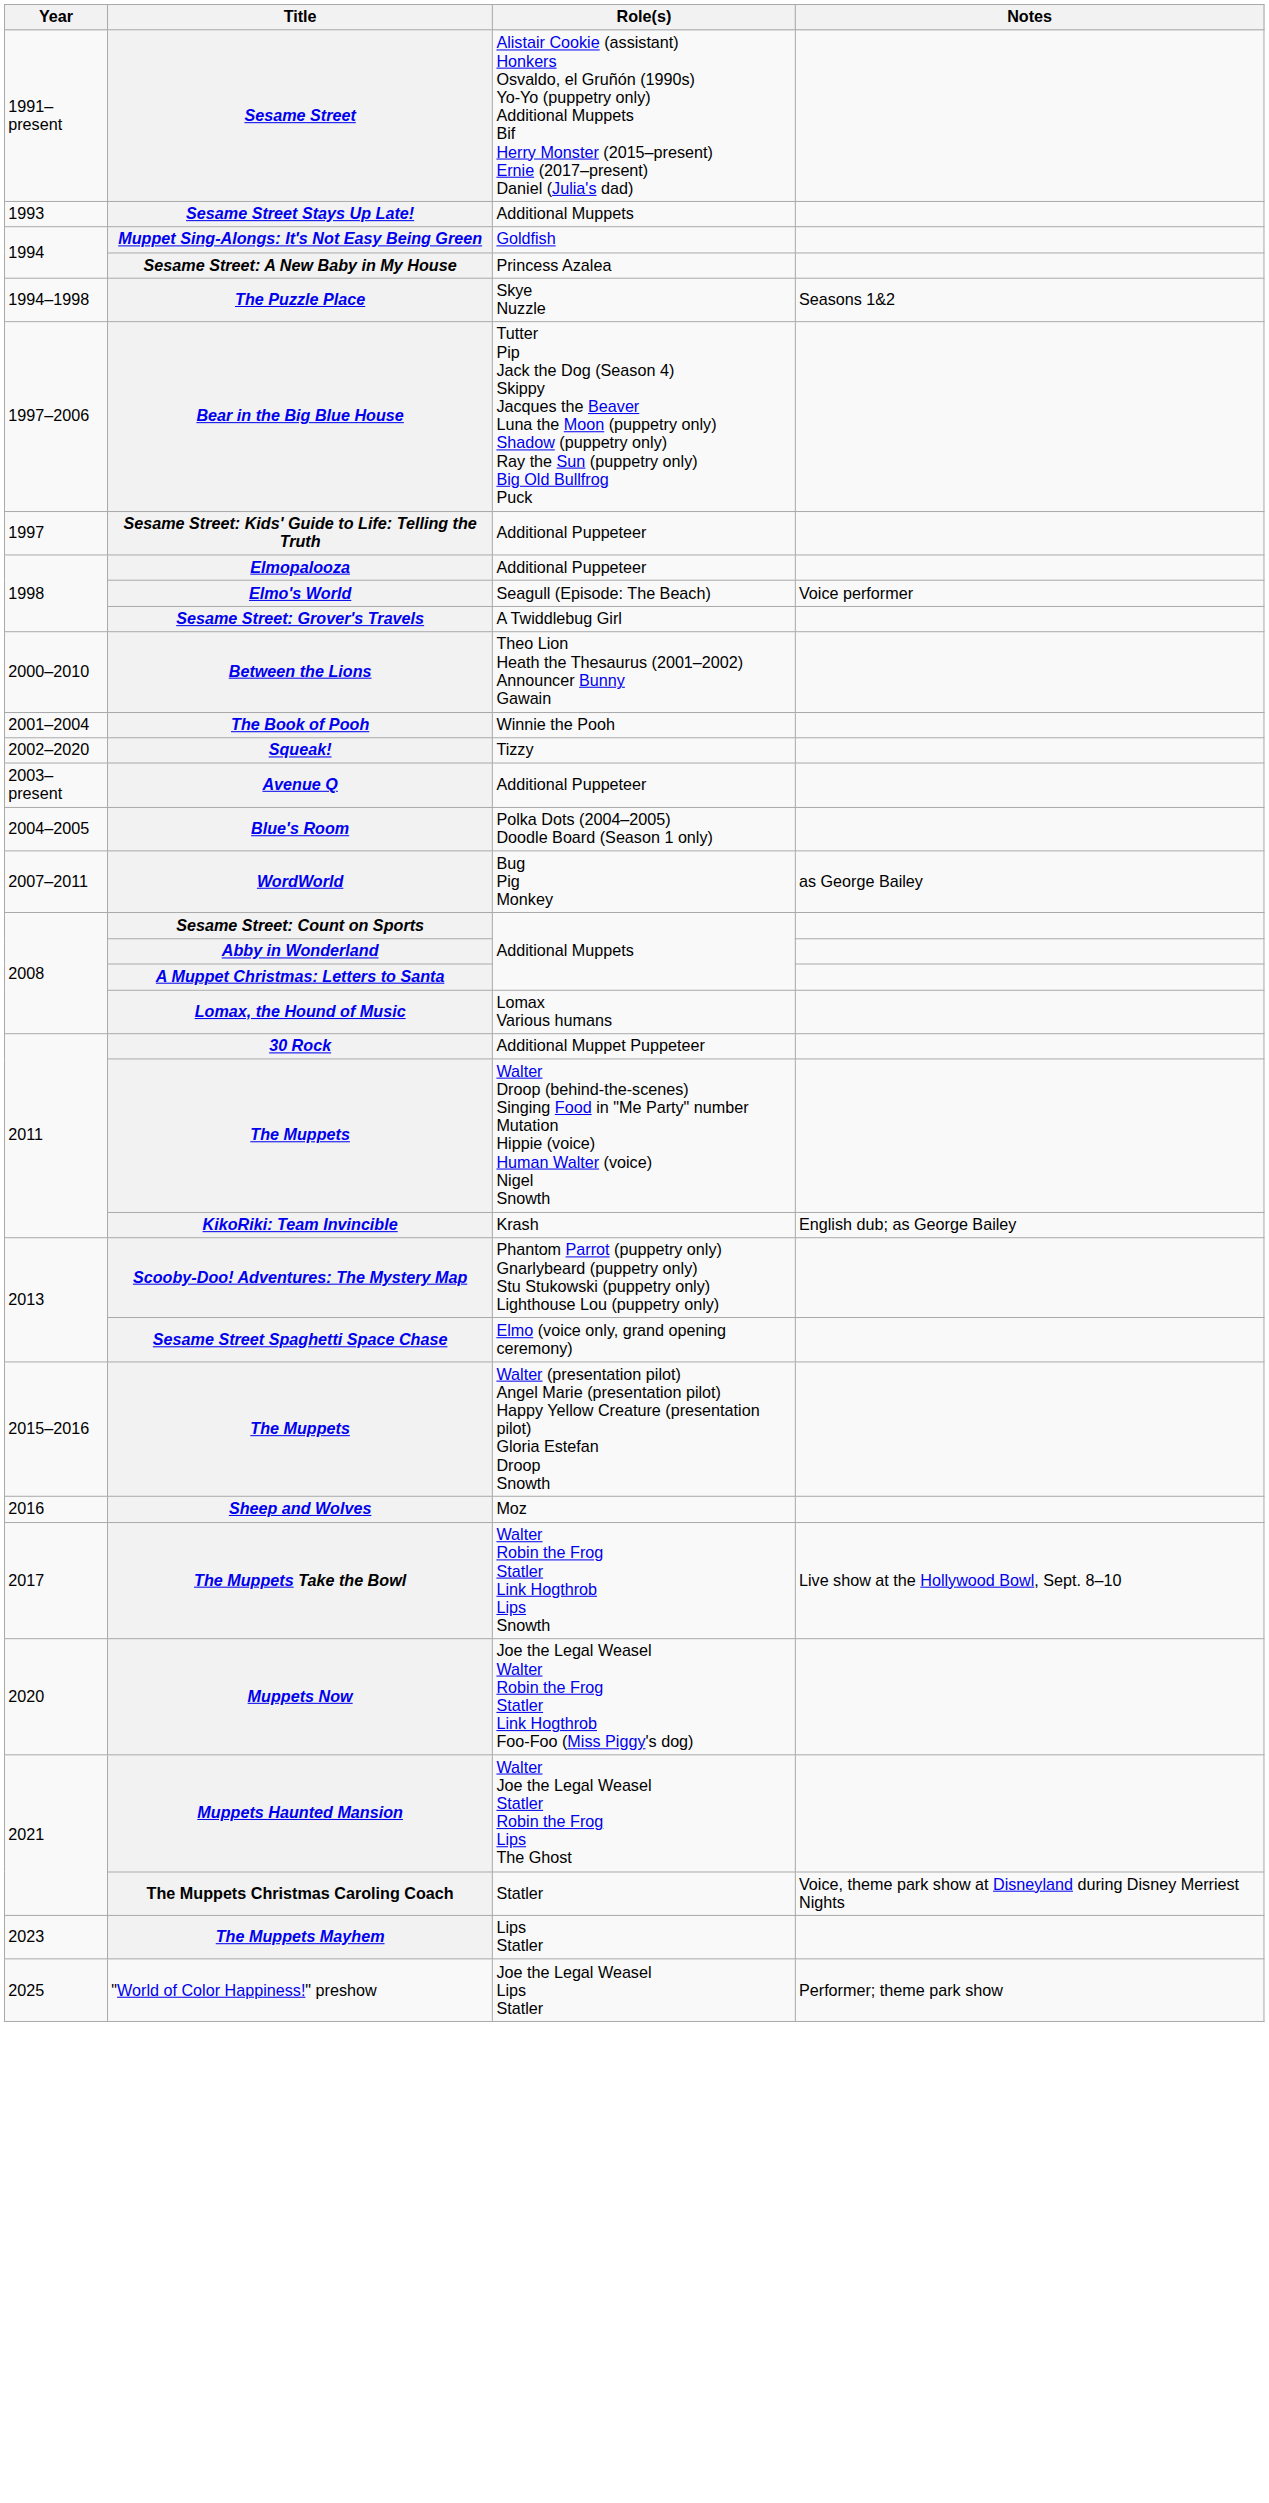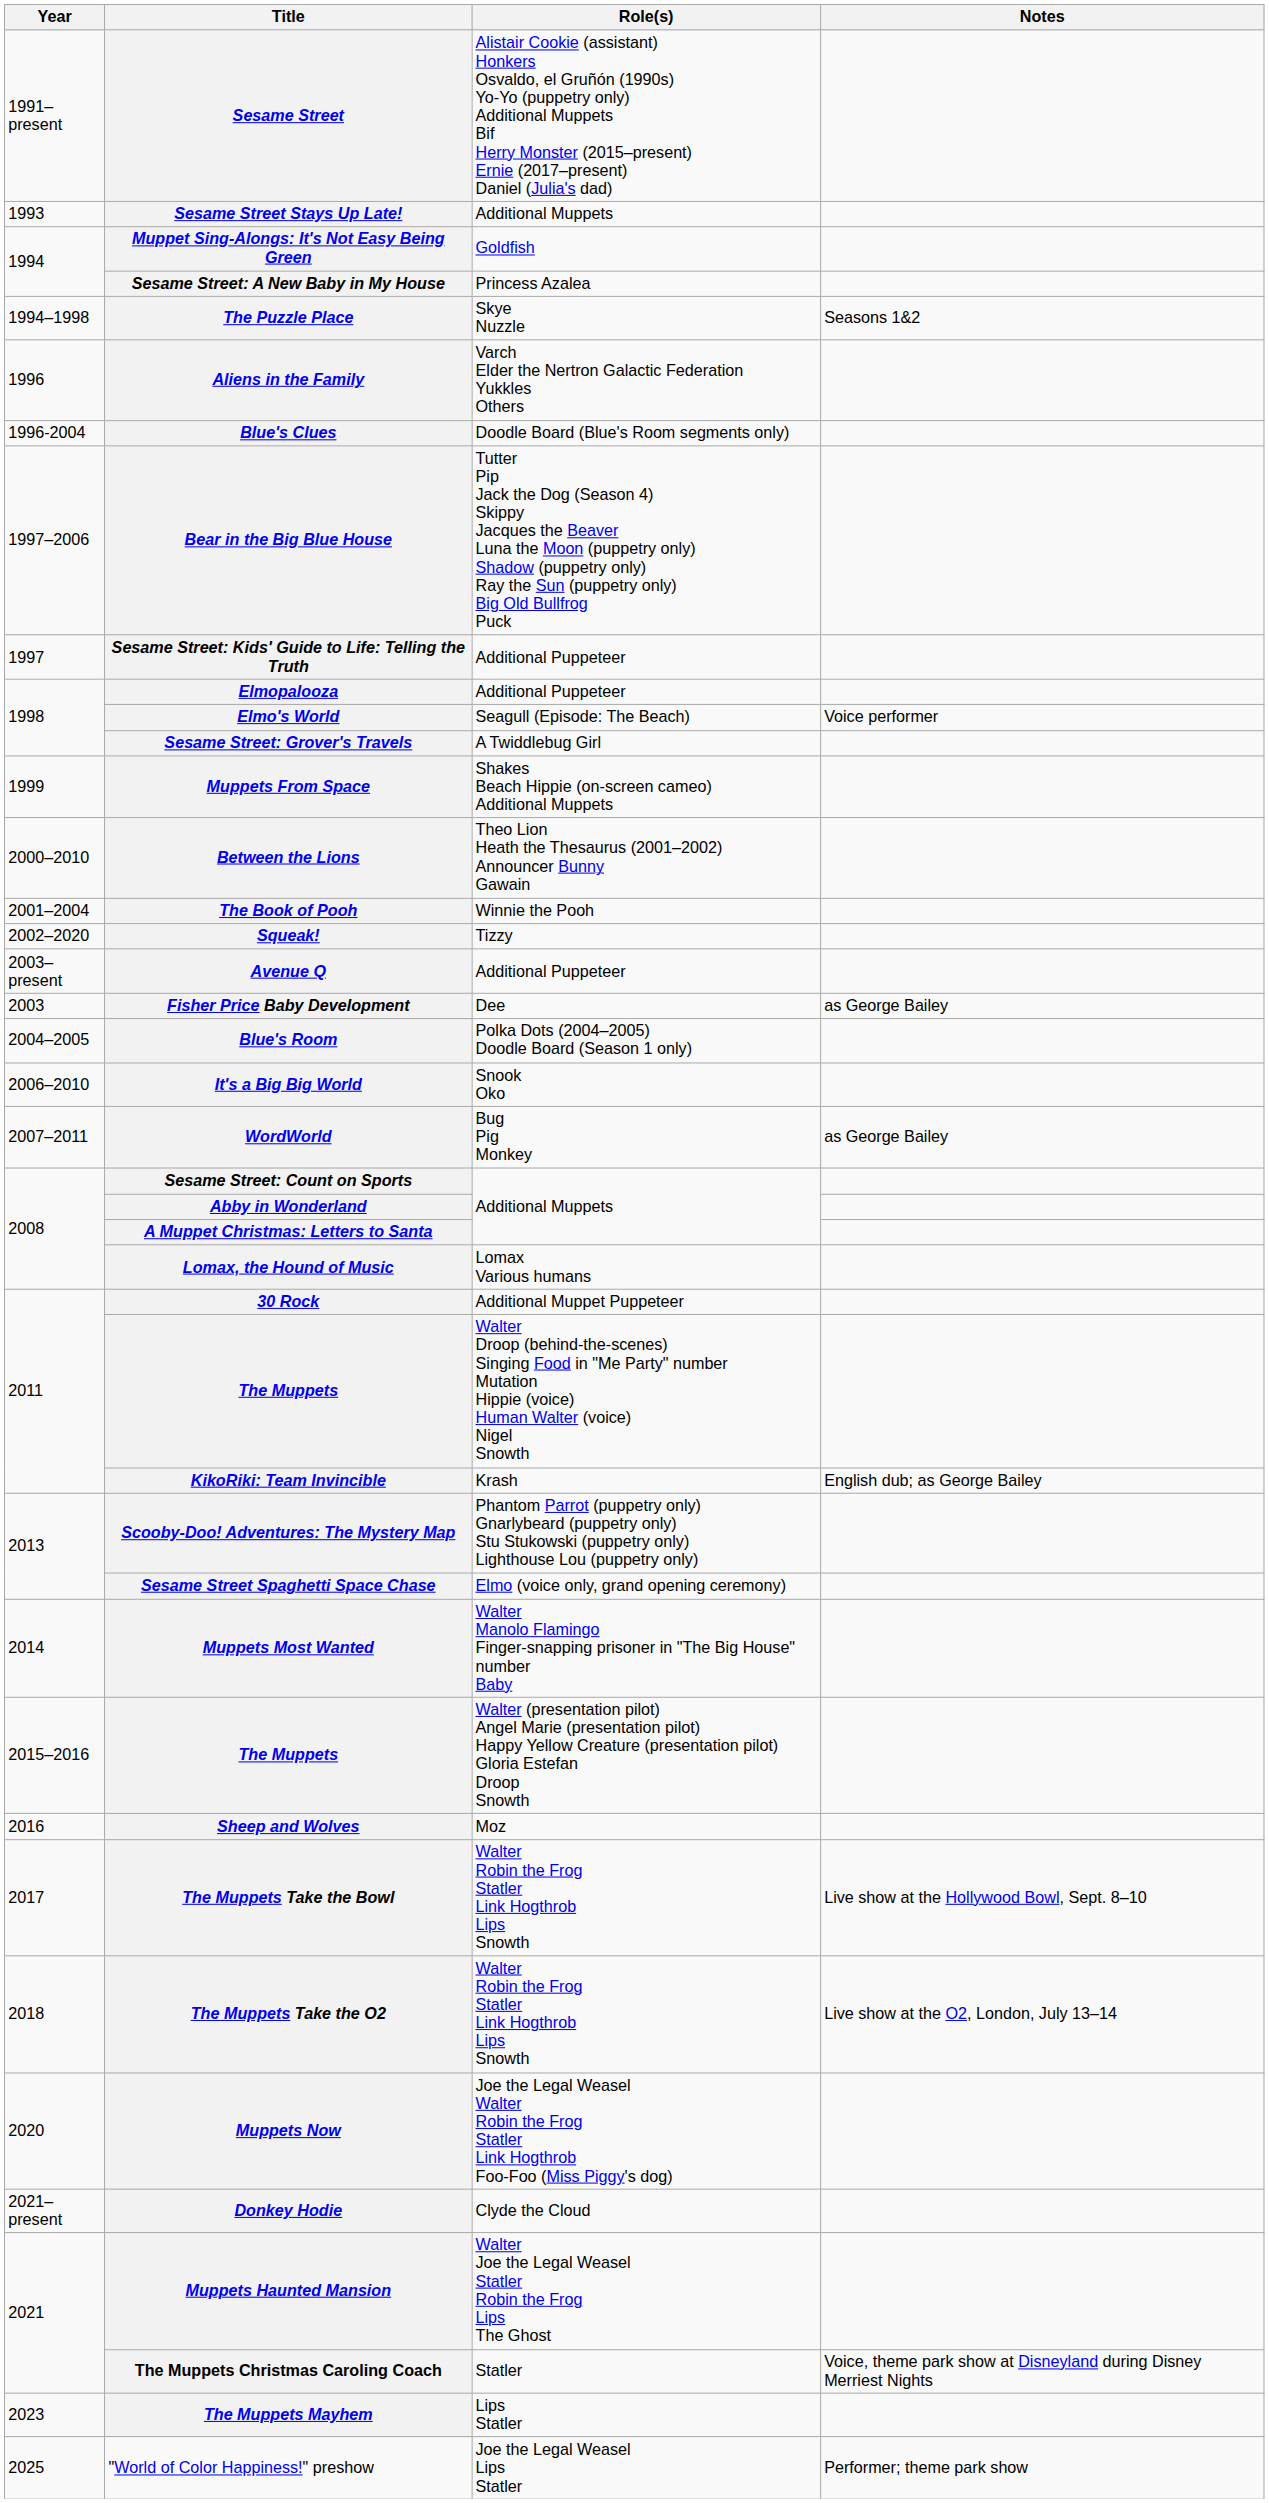+ row: (288, 380)
+ row: (288, 433)
+ row: (288, 786)
+ row: (288, 1005)
+ row: (288, 1084)
+ row: (288, 1648)
+ row: (288, 2014)
+ row: (288, 2210)
